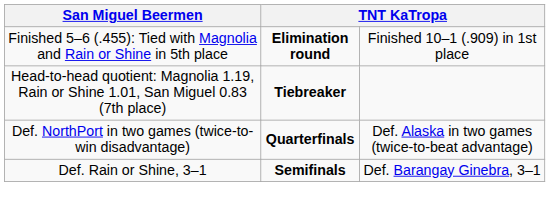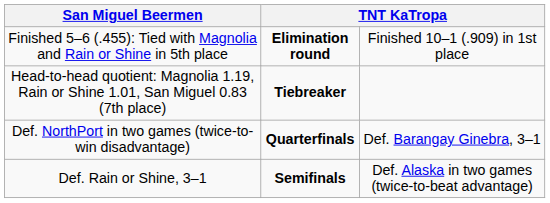(452, 139) Def. Alaska in two games (twice-to-beat advantage) -> (452, 139) Def. Barangay Ginebra, 3–1
(452, 170) Def. Barangay Ginebra, 3–1 -> (452, 178) Def. Alaska in two games (twice-to-beat advantage)
